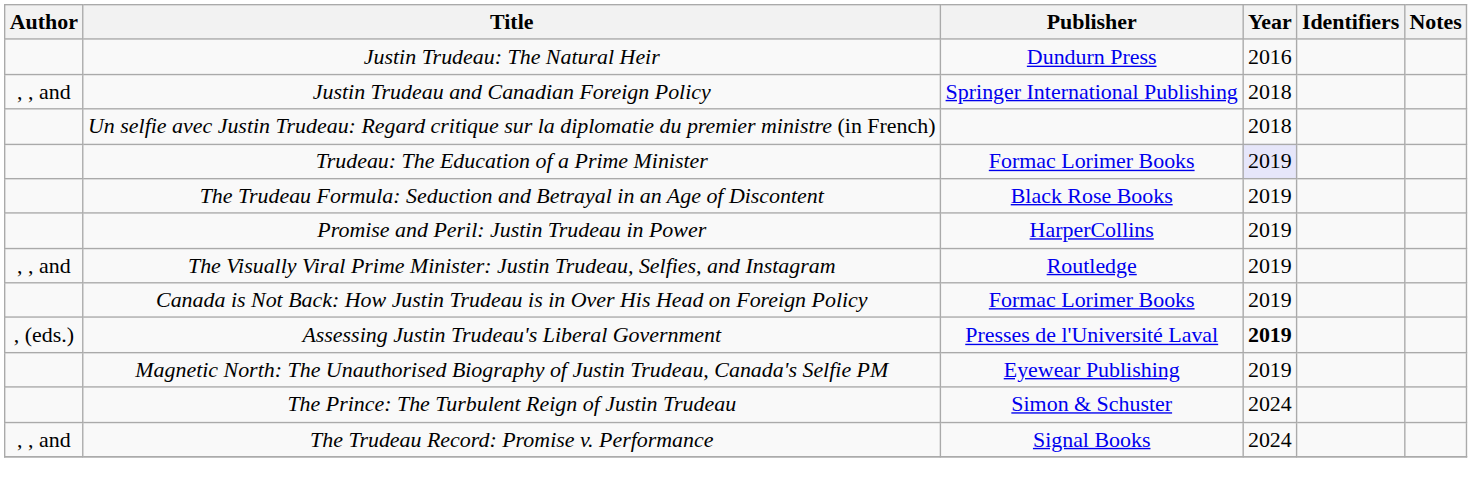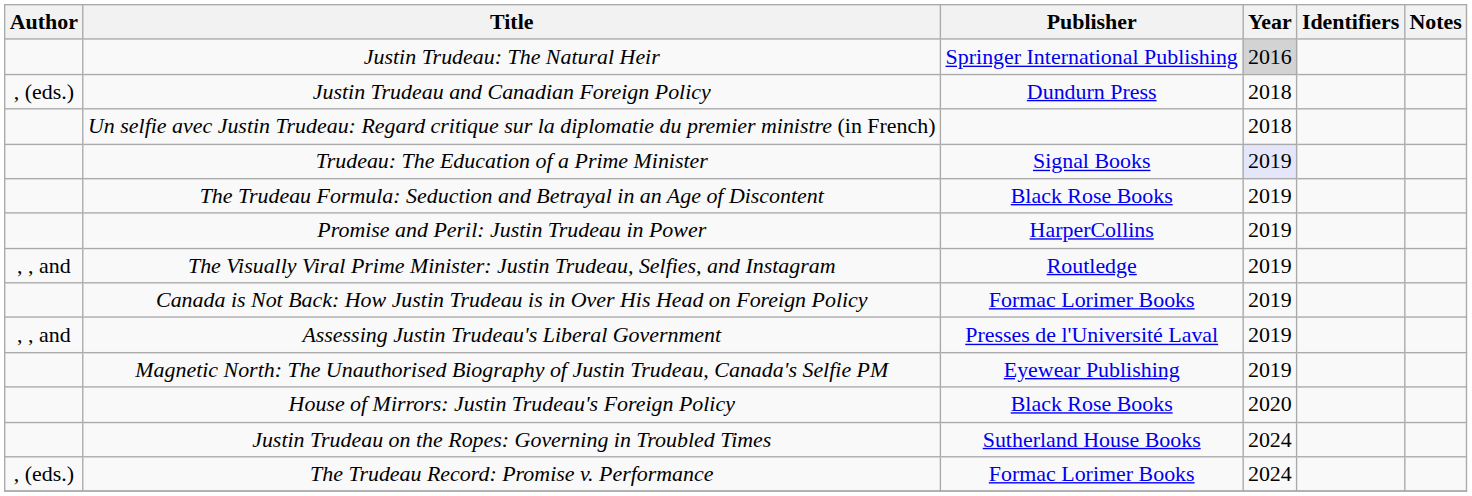(1092, 56) Dundurn Press -> (1092, 56) Springer International Publishing
(1270, 56) no background -> (1270, 56) lightgrey background
(44, 91) , , and -> (44, 91) , (eds.)
(1092, 91) Springer International Publishing -> (1092, 91) Dundurn Press
(1092, 160) Formac Lorimer Books -> (1092, 160) Signal Books
(44, 334) , (eds.) -> (44, 334) , , and
(1270, 334) bold -> (1270, 334) normal
+ row: (512, 404)
- row: (512, 404)
+ row: (512, 439)
(44, 439) , , and -> (44, 473) , (eds.)
(1092, 439) Signal Books -> (1092, 473) Formac Lorimer Books
